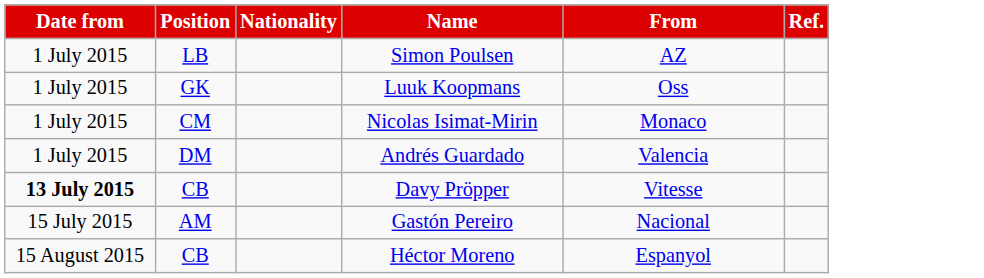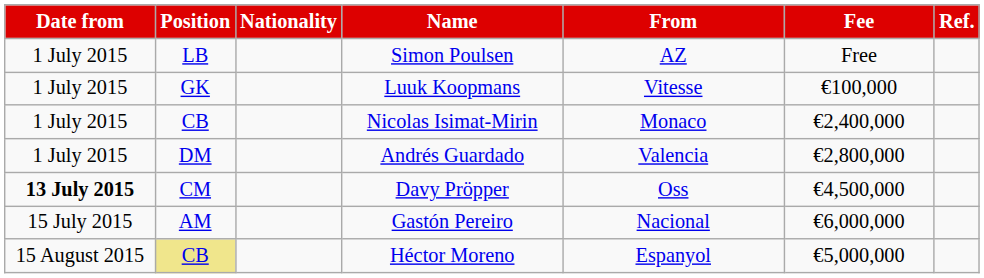+ column: (859, 21)
(673, 88) Oss -> (673, 88) Vitesse
(195, 122) CM -> (195, 122) CB
(195, 189) CB -> (195, 189) CM
(673, 189) Vitesse -> (673, 189) Oss
(195, 256) no background -> (195, 256) khaki background
